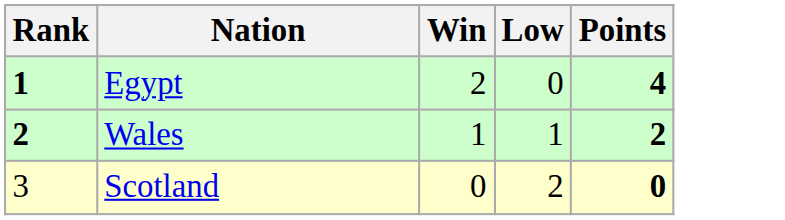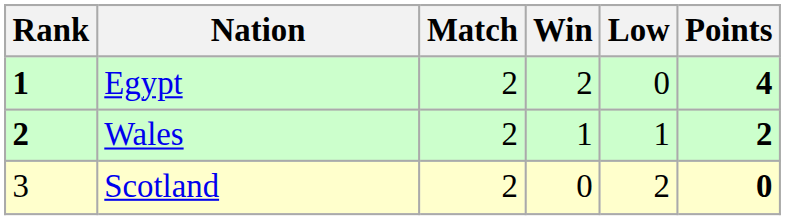+ column: (472, 30)
